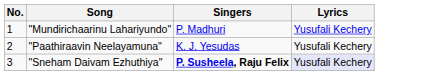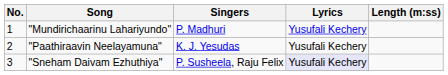+ column: (406, 13)
(232, 63) bold -> (230, 63) normal
